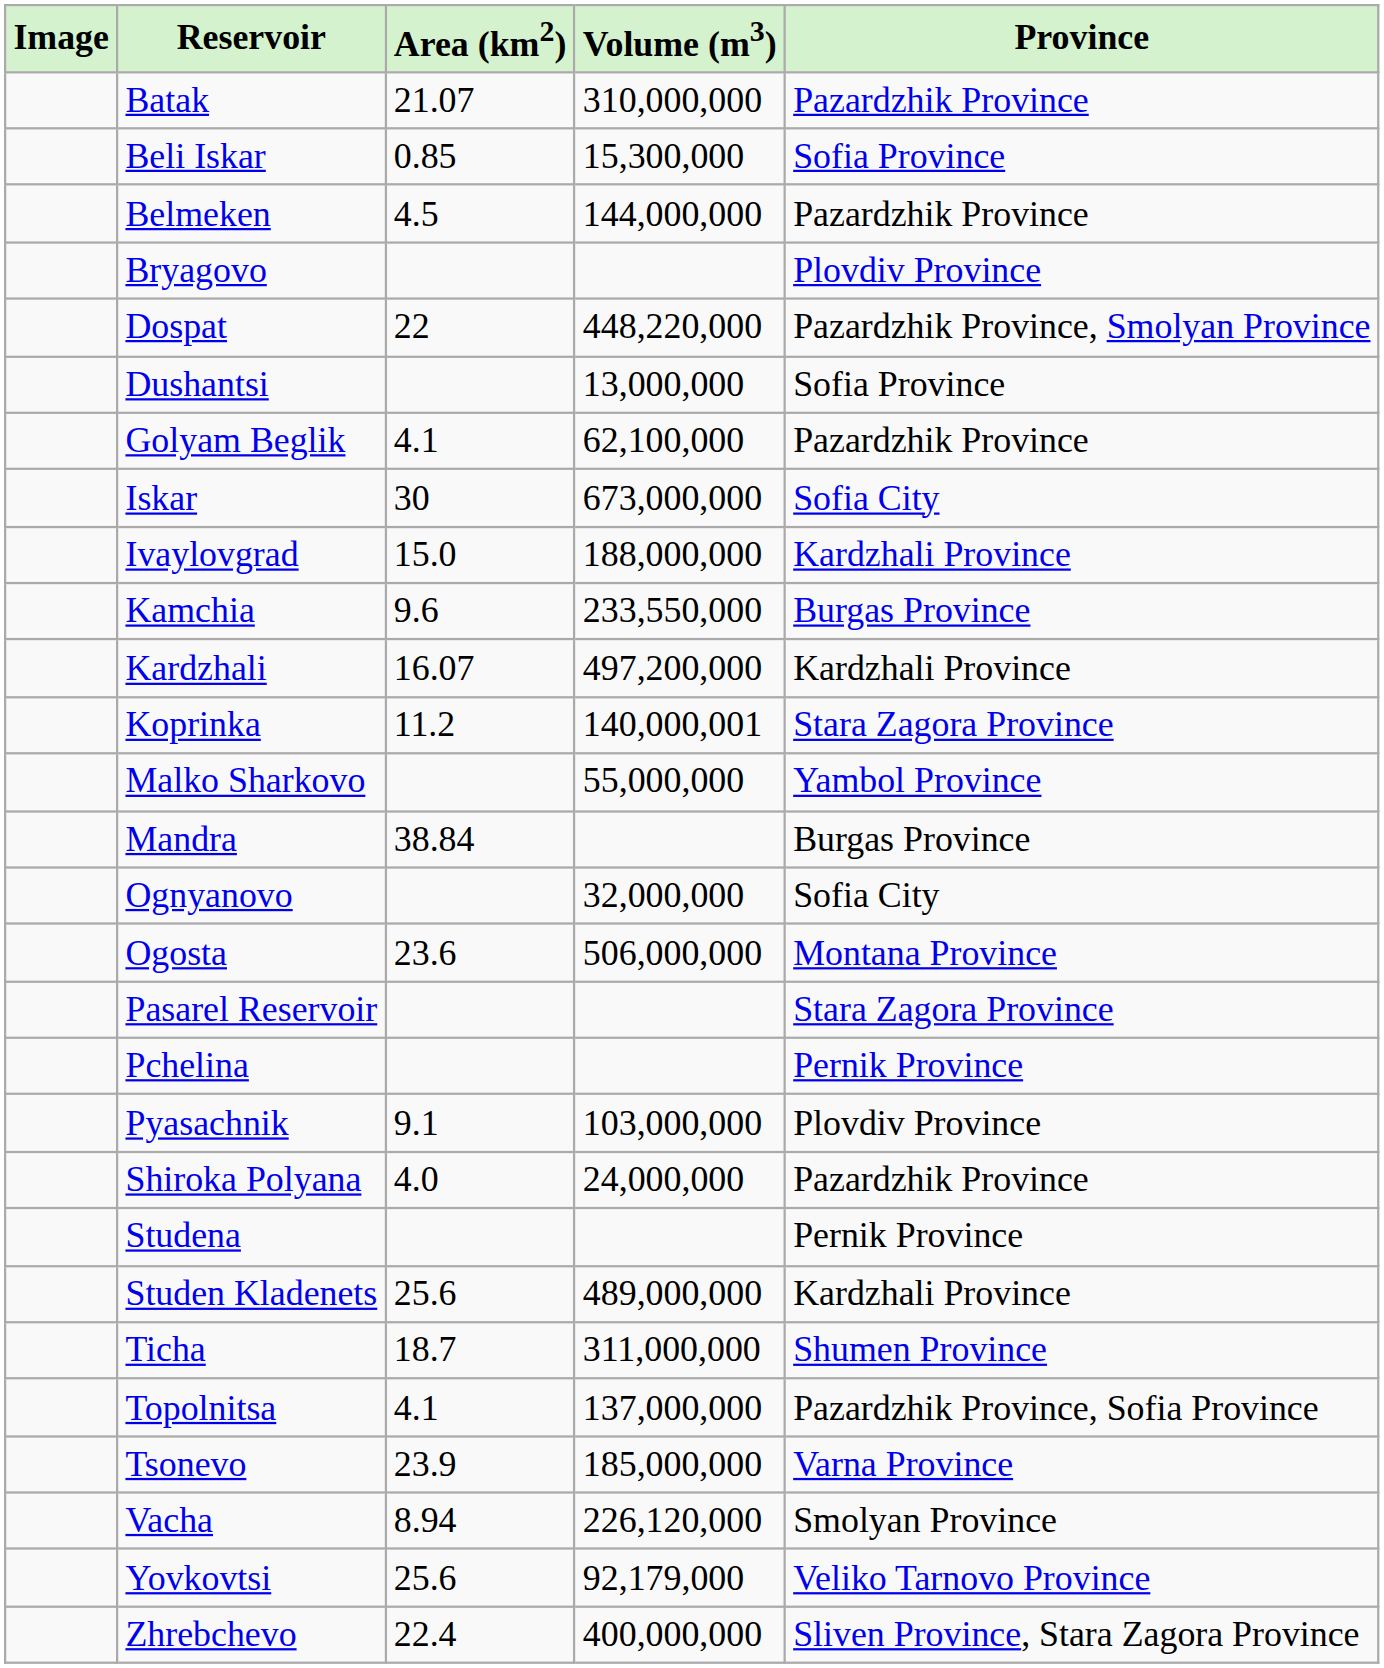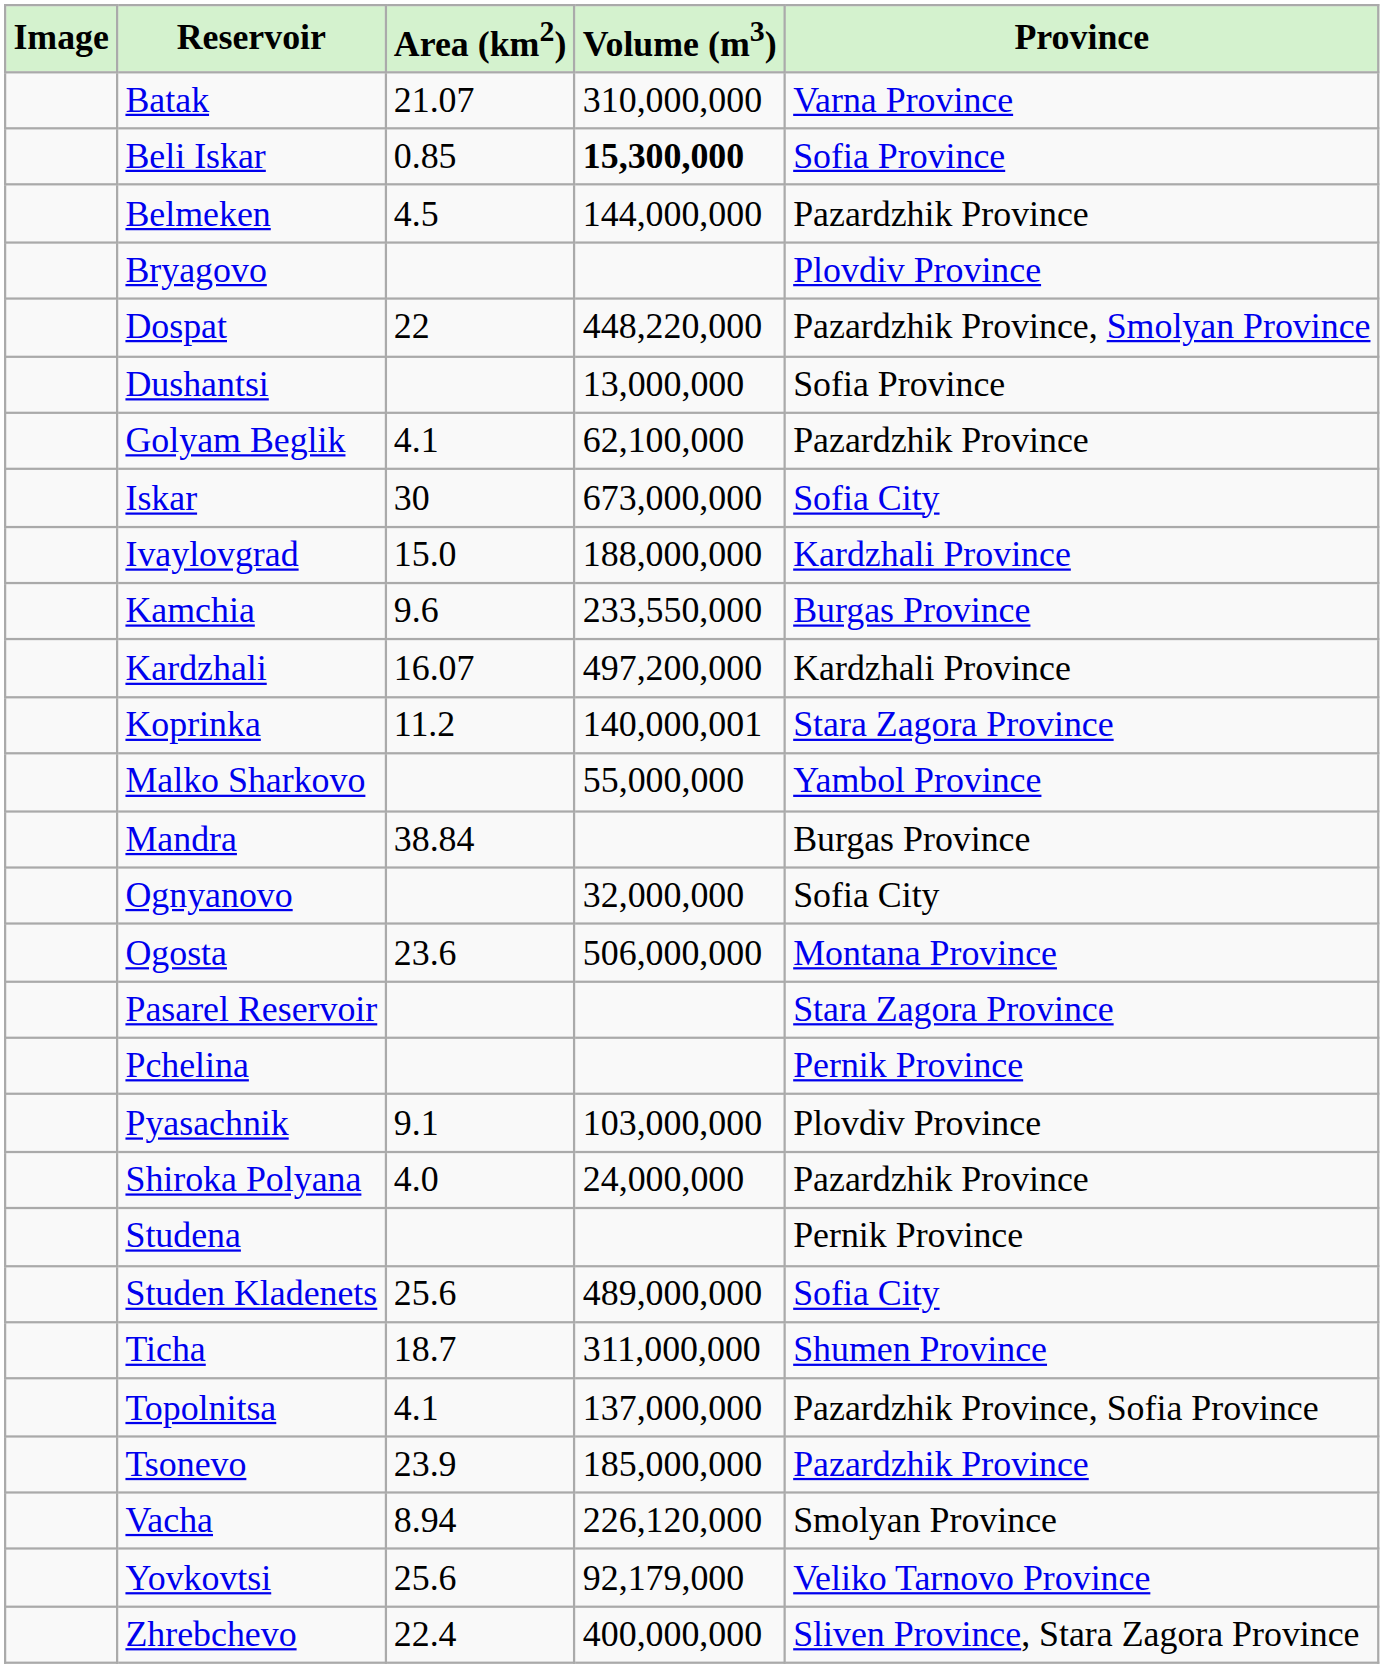(941, 99) Pazardzhik Province -> (903, 99) Varna Province
(664, 156) normal -> (664, 156) bold
(932, 1293) Kardzhali Province -> (866, 1293) Sofia City
(903, 1463) Varna Province -> (941, 1463) Pazardzhik Province
